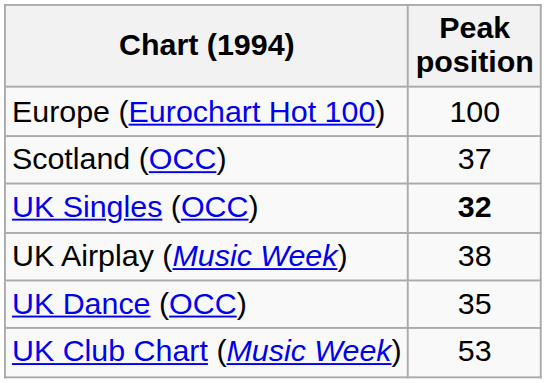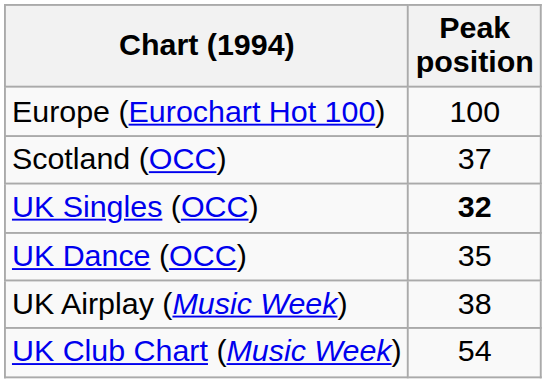rows swapped: (129, 303) <-> (180, 255)
(475, 352) 53 -> (475, 352) 54
